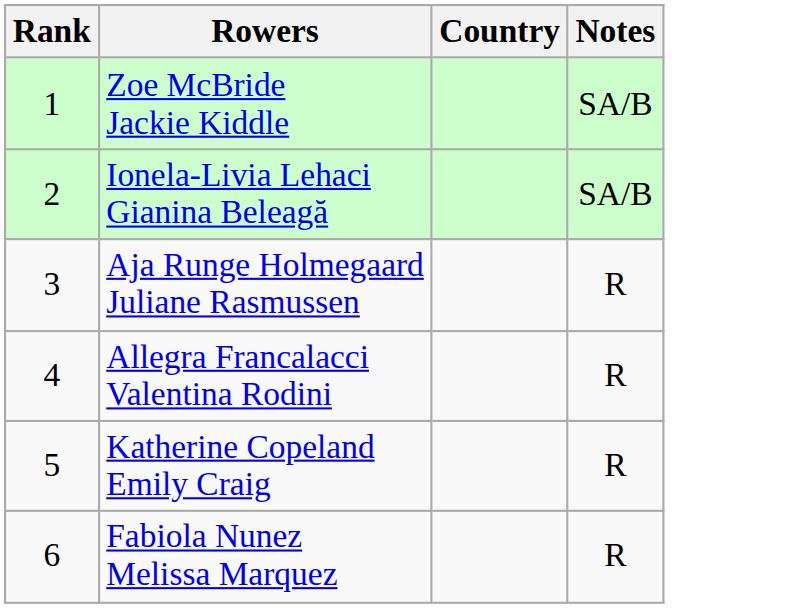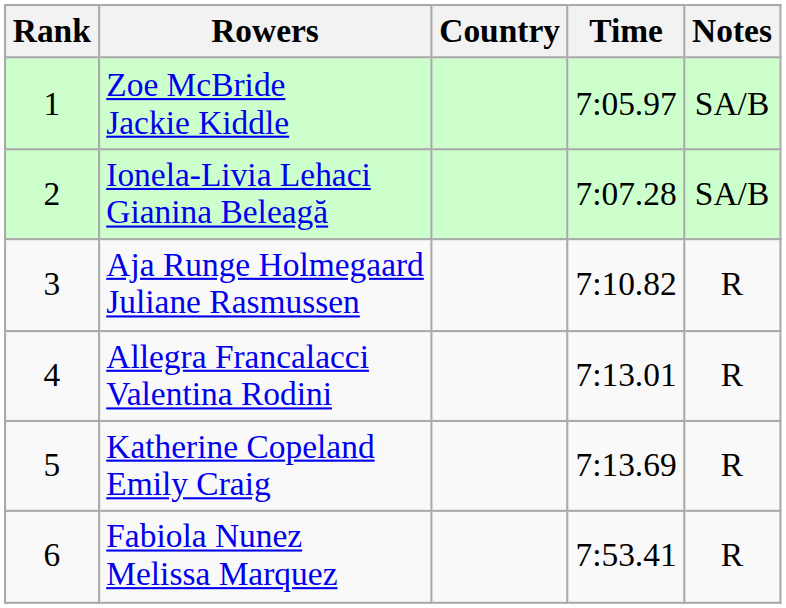+ column: (626, 31)
